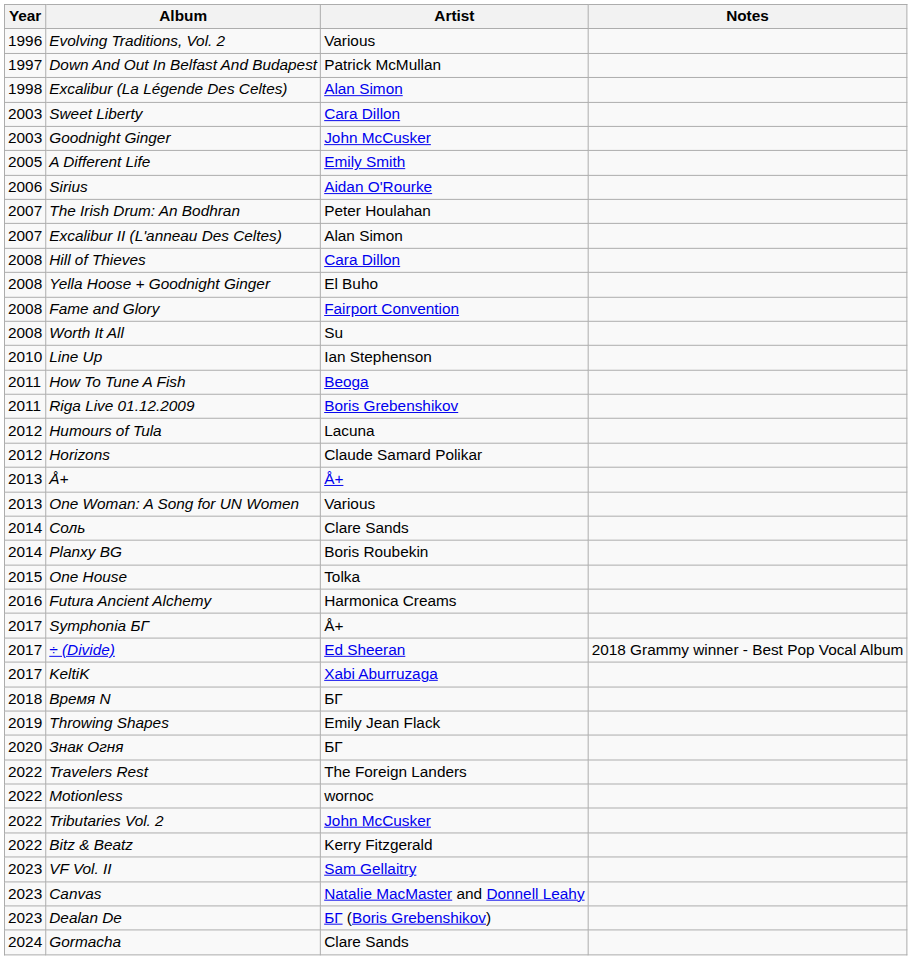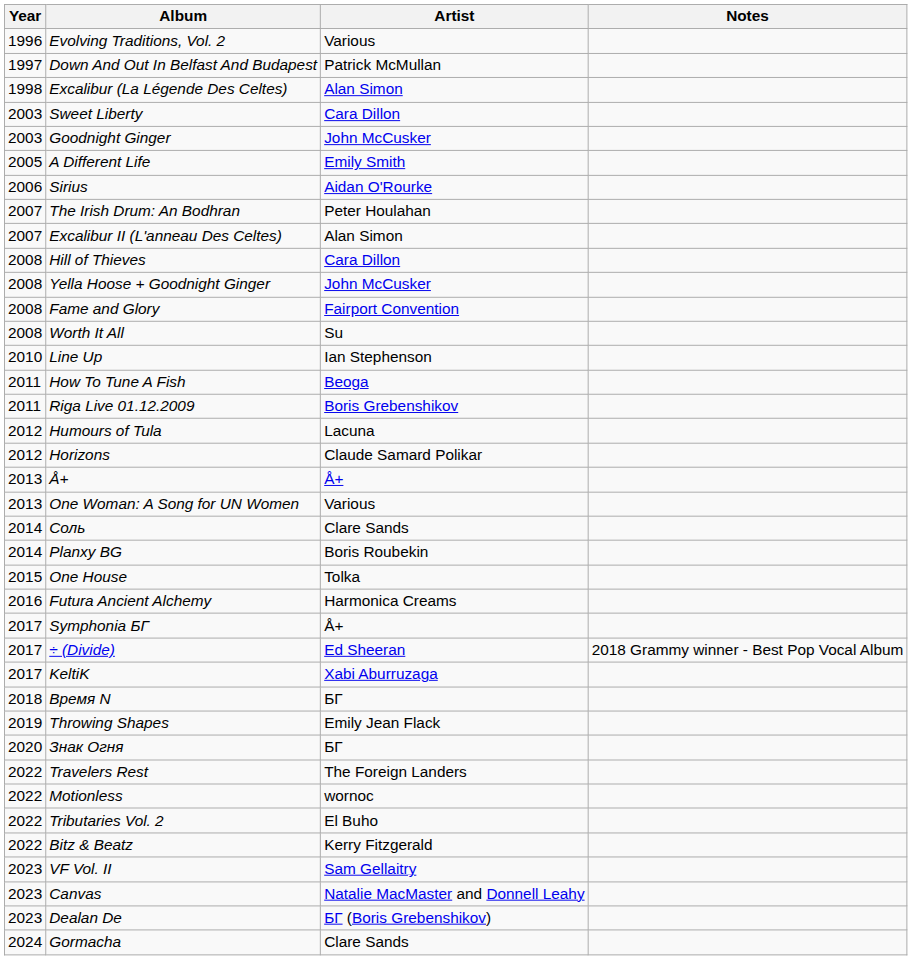(351, 284) El Buho -> (378, 284) John McCusker
(378, 820) John McCusker -> (351, 820) El Buho
